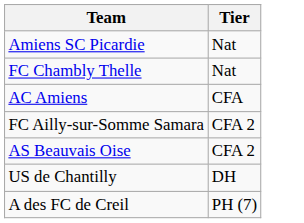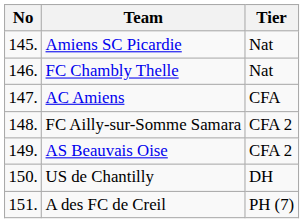+ column: (23, 17)
